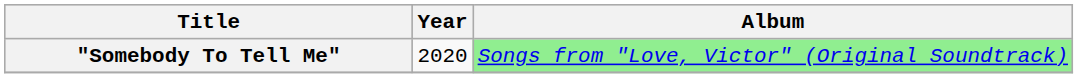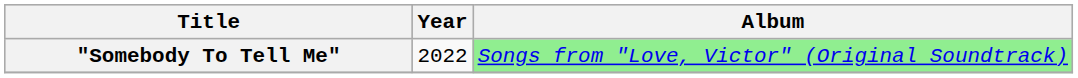(443, 56) 2020 -> (443, 56) 2022
